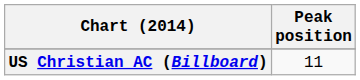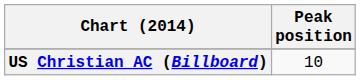(314, 62) 11 -> (314, 62) 10
